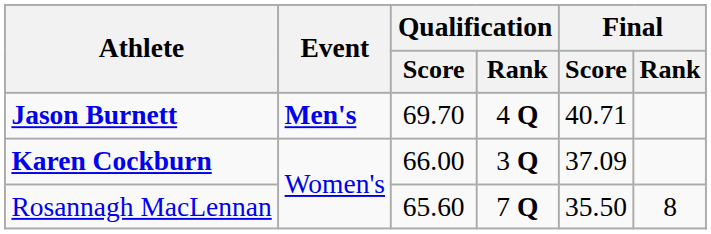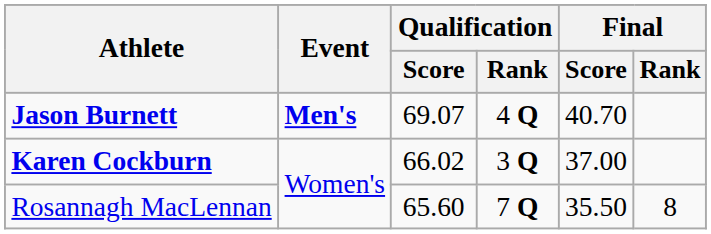(434, 115) 69.70 -> (434, 115) 69.07
(596, 115) 40.71 -> (596, 115) 40.70
(434, 161) 66.00 -> (434, 161) 66.02
(596, 161) 37.09 -> (596, 161) 37.00
